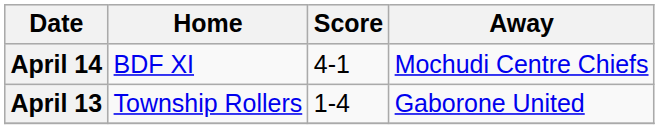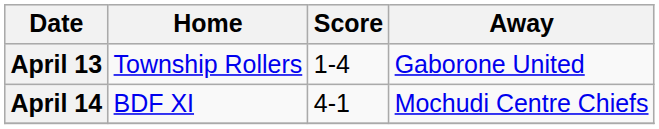rows swapped: (56, 103) <-> (56, 63)
